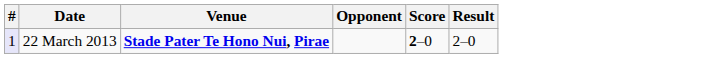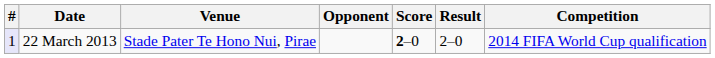+ column: (597, 16)
(226, 41) bold -> (220, 41) normal
